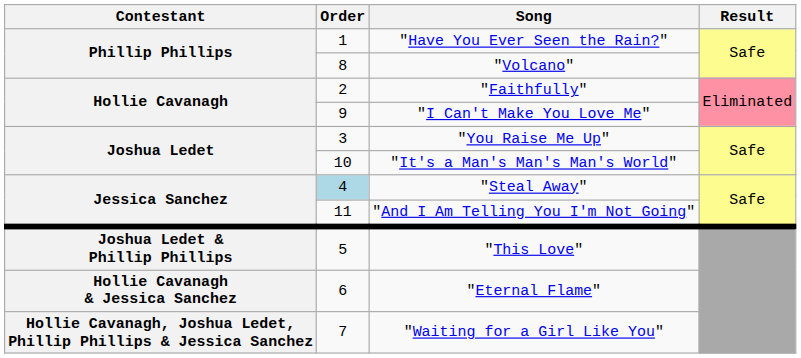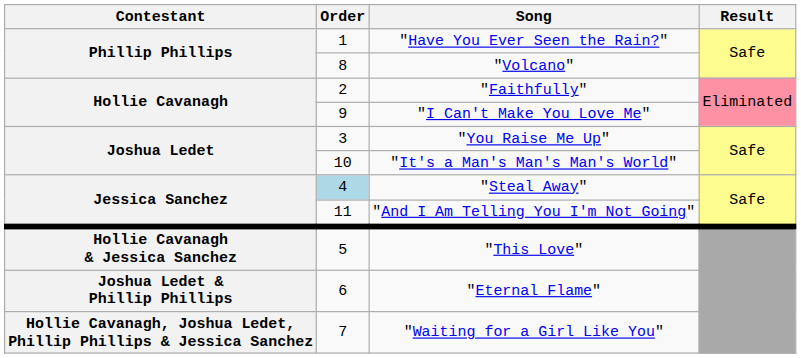(161, 249) Joshua Ledet & Phillip Phillips -> (161, 249) Hollie Cavanagh & Jessica Sanchez
(161, 291) Hollie Cavanagh & Jessica Sanchez -> (161, 291) Joshua Ledet & Phillip Phillips
